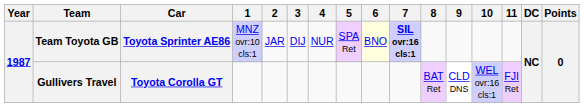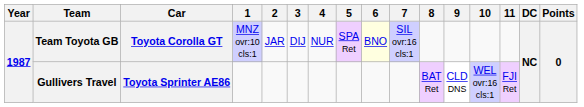(177, 42) Toyota Sprinter AE86 -> (177, 42) Toyota Corolla GT
(405, 42) bold -> (404, 42) normal
(177, 82) Toyota Corolla GT -> (177, 82) Toyota Sprinter AE86
